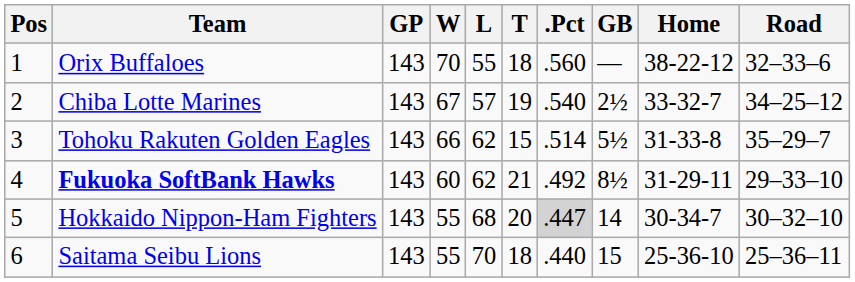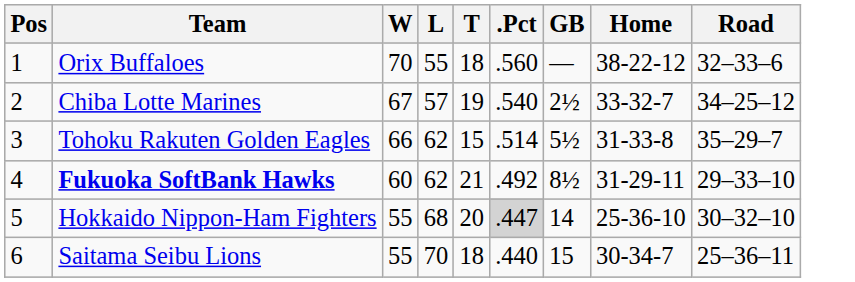- column: (406, 23)
(683, 218) 30-34-7 -> (641, 218) 25-36-10
(689, 256) 25-36-10 -> (635, 256) 30-34-7
